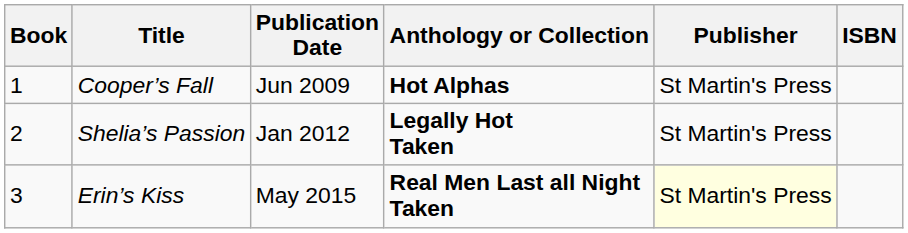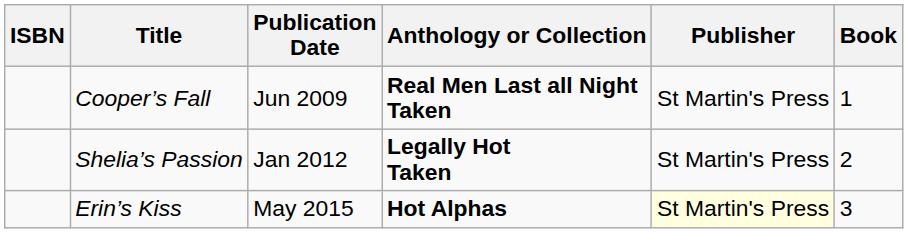columns swapped: (39, 35) <-> (870, 35)
(450, 84) Hot Alphas -> (512, 97) Real Men Last all Night Taken
(515, 195) Real Men Last all Night Taken -> (447, 208) Hot Alphas
